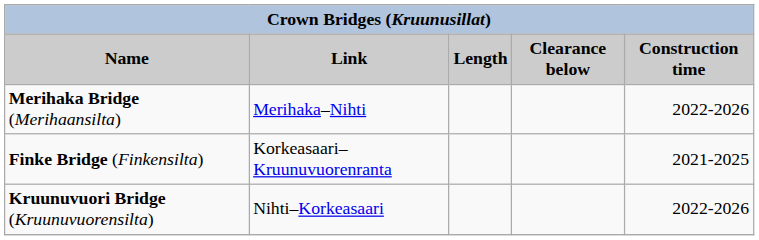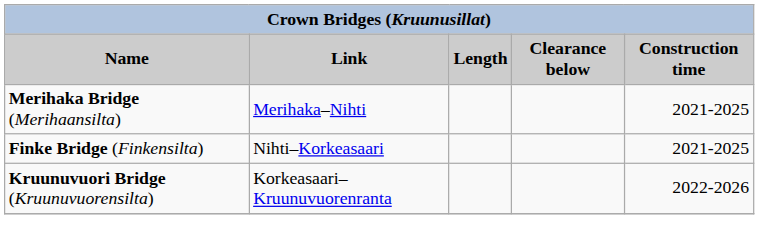(711, 109) 2022-2026 -> (711, 109) 2021-2025
(322, 159) Korkeasaari–Kruunuvuorenranta -> (319, 148) Nihti–Korkeasaari
(319, 209) Nihti–Korkeasaari -> (322, 188) Korkeasaari–Kruunuvuorenranta
